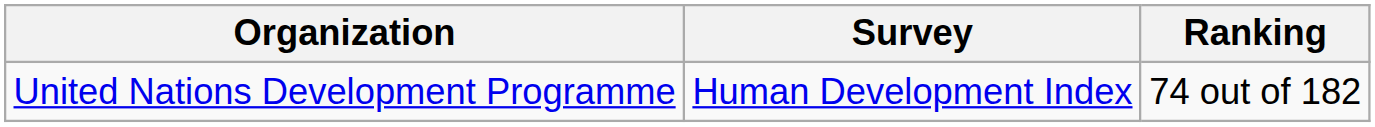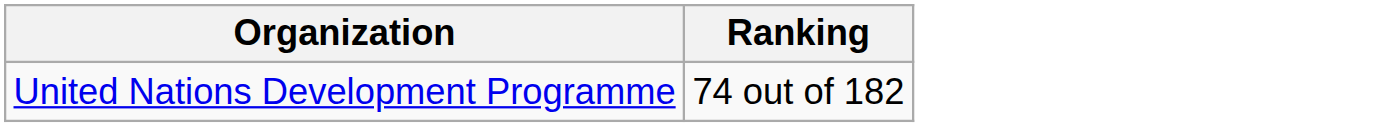- column: (912, 33)
